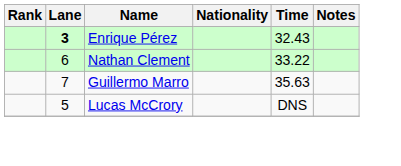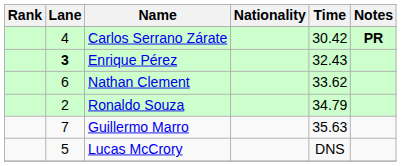+ row: (158, 37)
(292, 60) 33.22 -> (330, 82) 33.62
+ row: (136, 104)
